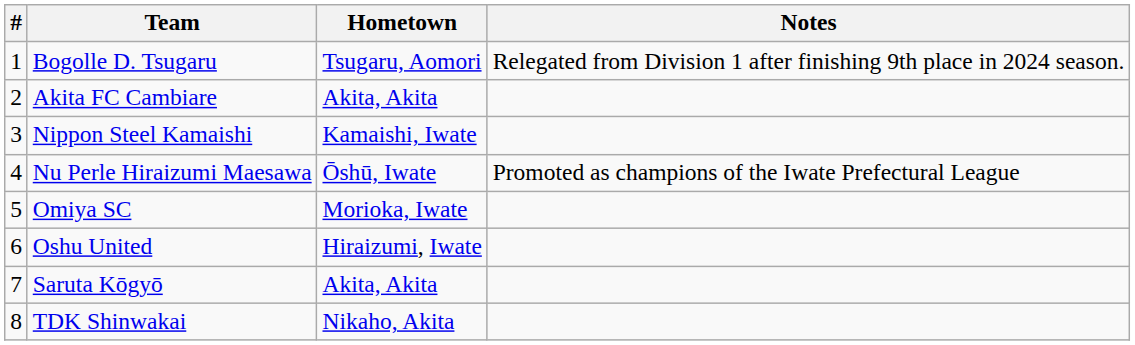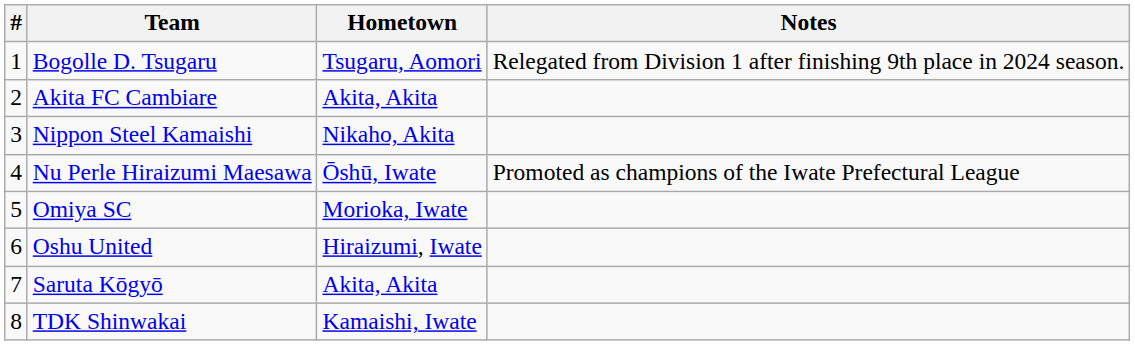(400, 135) Kamaishi, Iwate -> (388, 135) Nikaho, Akita
(388, 321) Nikaho, Akita -> (400, 321) Kamaishi, Iwate
